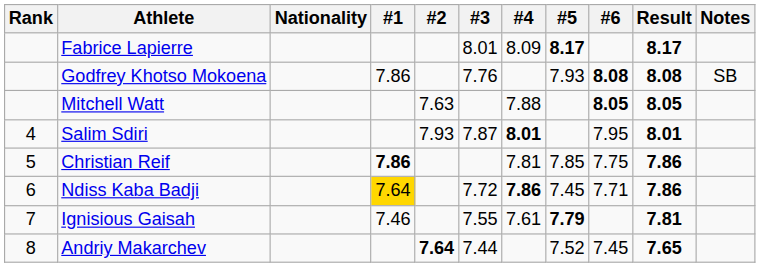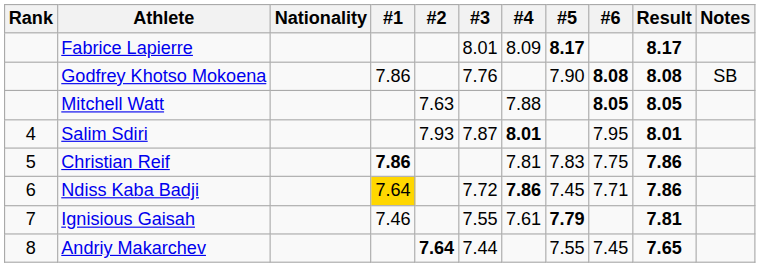(567, 76) 7.93 -> (567, 76) 7.90
(567, 162) 7.85 -> (567, 162) 7.83
(567, 248) 7.52 -> (567, 248) 7.55
